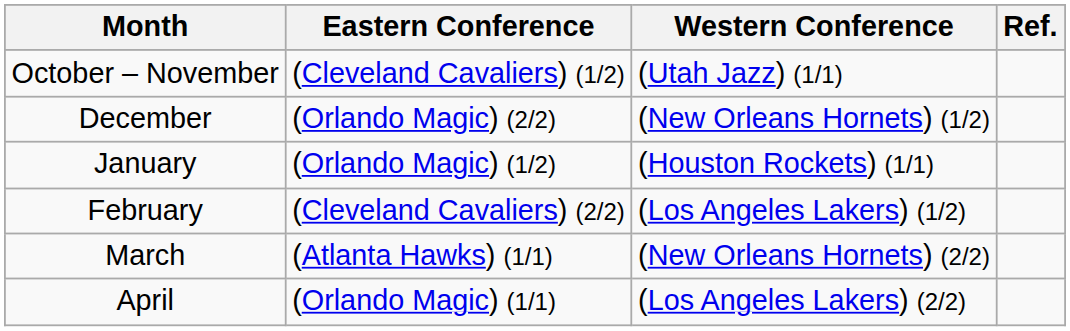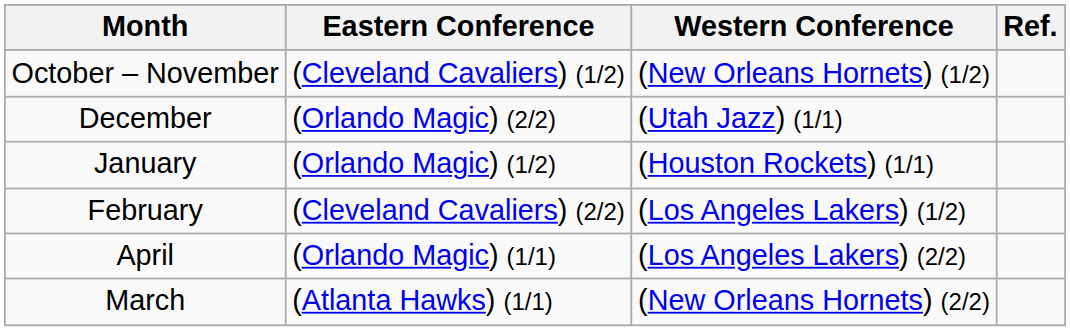(740, 73) (Utah Jazz) (1/1) -> (814, 73) (New Orleans Hornets) (1/2)
(814, 118) (New Orleans Hornets) (1/2) -> (740, 118) (Utah Jazz) (1/1)
rows swapped: (145, 255) <-> (145, 301)
